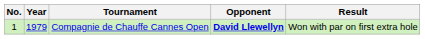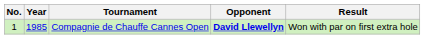(37, 27) 1979 -> (37, 27) 1985
